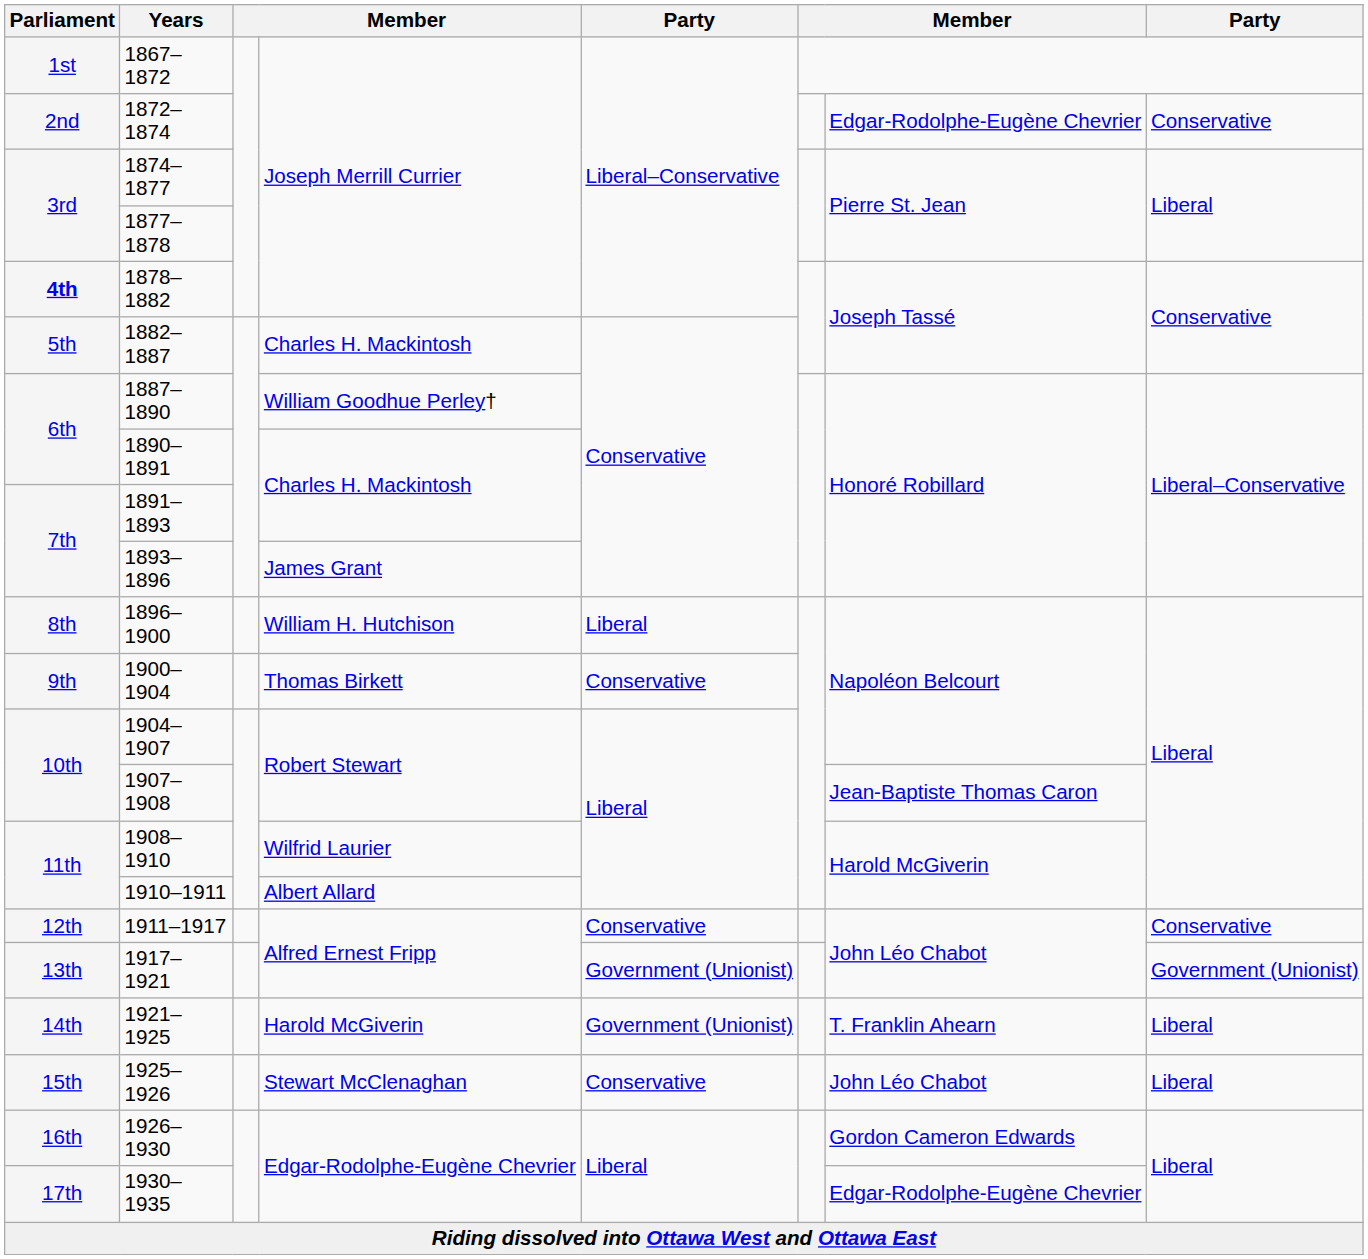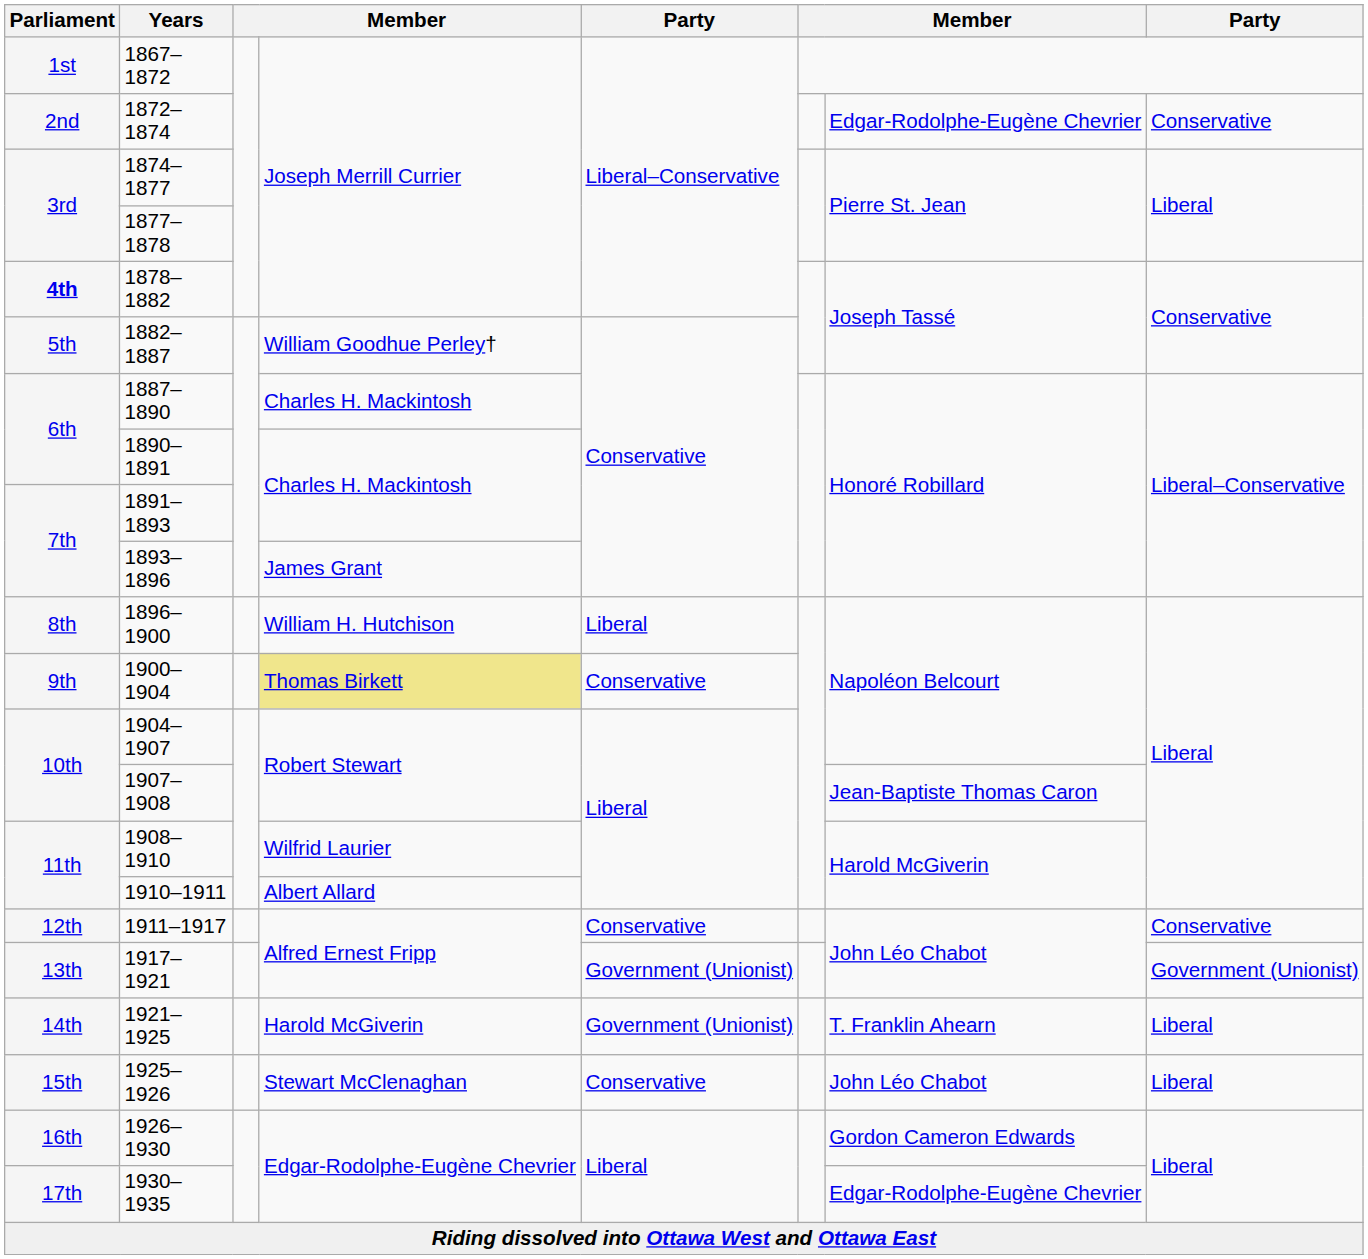(368, 344) Charles H. Mackintosh -> (380, 344) William Goodhue Perley†
(380, 400) William Goodhue Perley† -> (368, 400) Charles H. Mackintosh
(333, 680) no background -> (333, 680) khaki background
